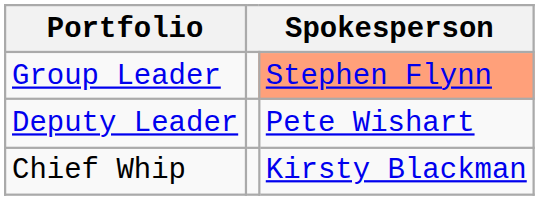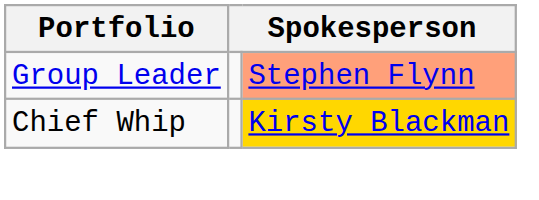- row: (125, 123)
(396, 170) no background -> (379, 123) gold background
